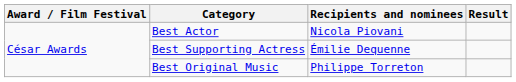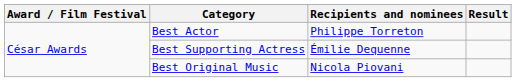(357, 31) Nicola Piovani -> (367, 31) Philippe Torreton
(367, 67) Philippe Torreton -> (357, 67) Nicola Piovani
